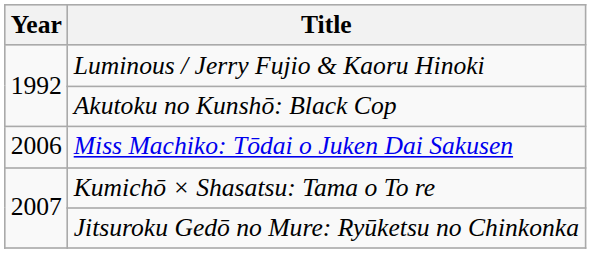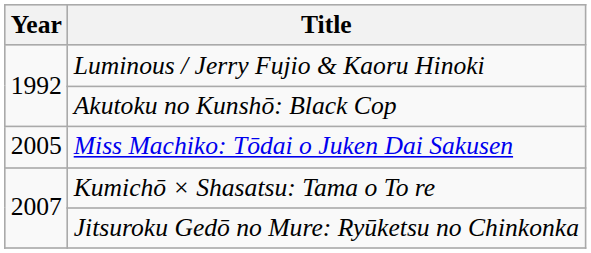(36, 146) 2006 -> (36, 146) 2005
